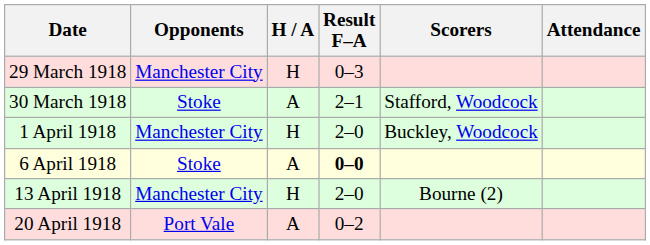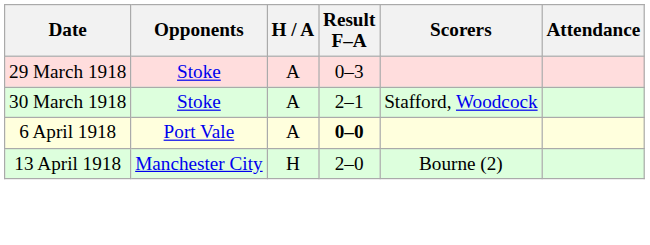(199, 71) Manchester City -> (199, 71) Stoke
(293, 71) H -> (293, 71) A
- row: (68, 132)
(199, 163) Stoke -> (199, 132) Port Vale
- row: (68, 224)
